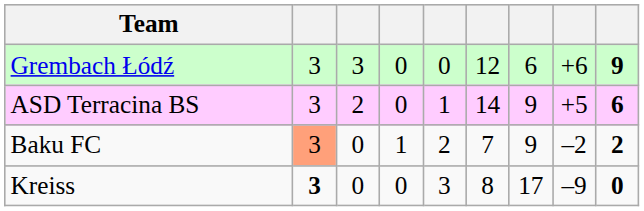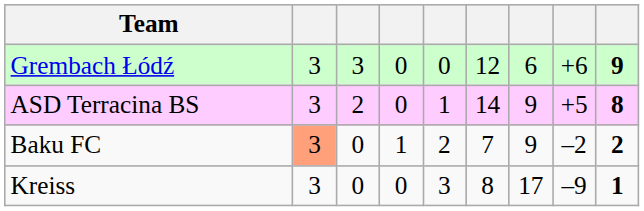(617, 104) 6 -> (617, 104) 8
(315, 184) bold -> (315, 184) normal
(617, 184) 0 -> (617, 184) 1
